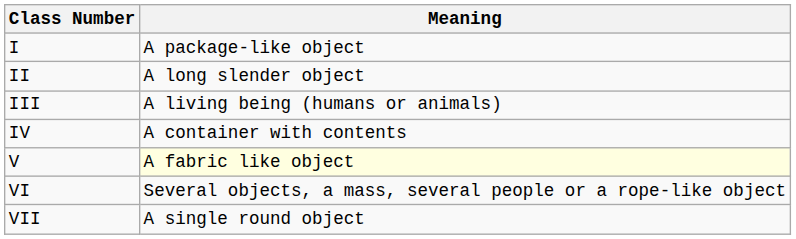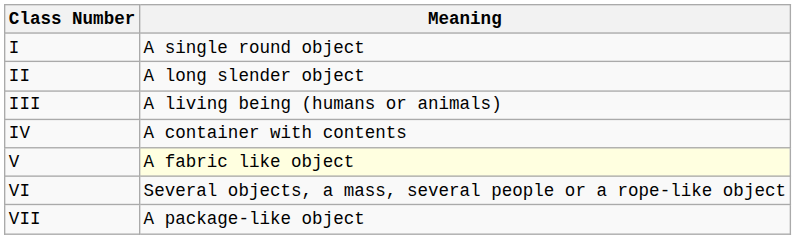(254, 48) A package-like object -> (254, 48) A single round object
(254, 219) A single round object -> (254, 219) A package-like object
